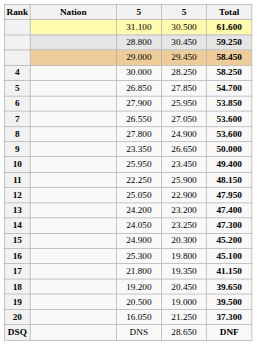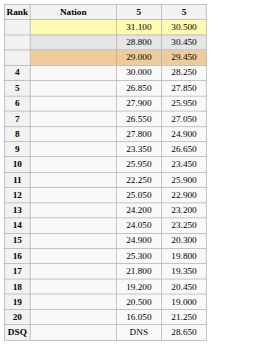- column: (229, 11)
